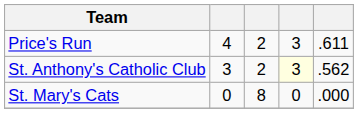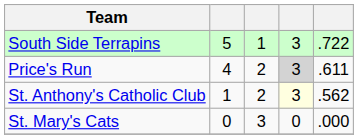+ row: (84, 44)
(296, 44) no background -> (296, 70) lightgrey background
(227, 70) 3 -> (227, 96) 1
(261, 96) 8 -> (261, 122) 3
